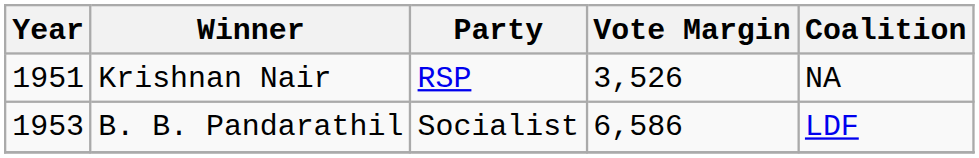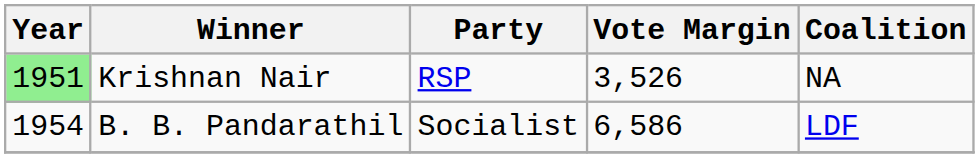(48, 78) no background -> (48, 78) lightgreen background
(48, 127) 1953 -> (48, 127) 1954
